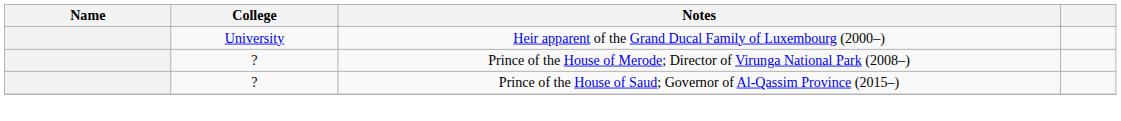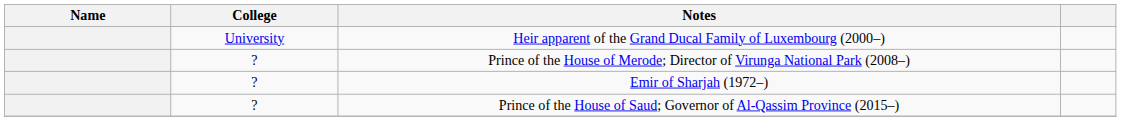+ row: (699, 82)
